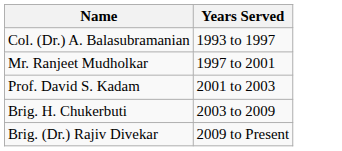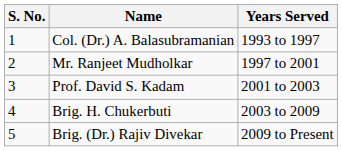+ column: (27, 16)
